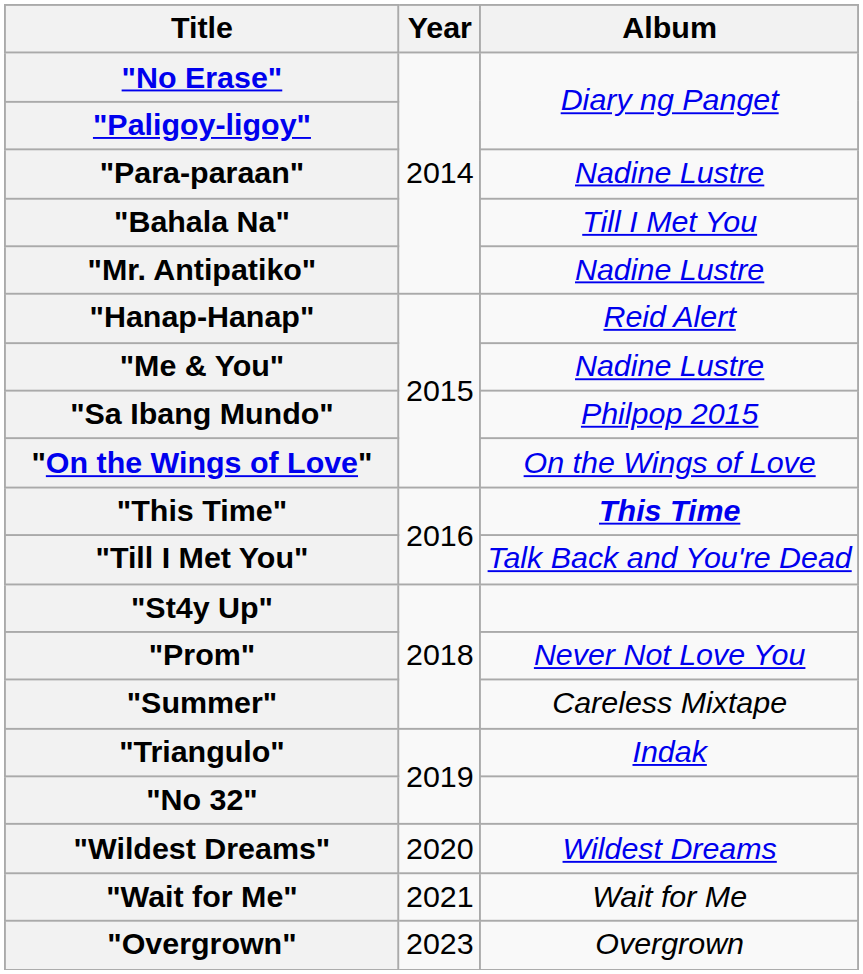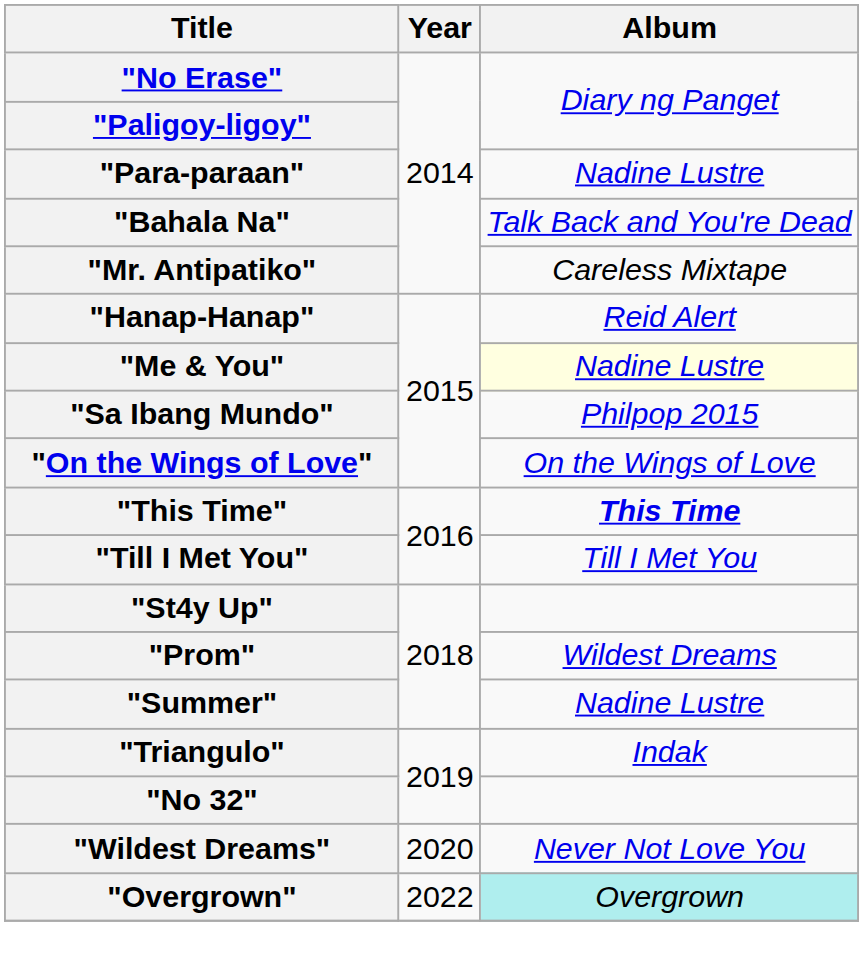(670, 221) Till I Met You -> (670, 221) Talk Back and You're Dead
(670, 269) Nadine Lustre -> (670, 269) Careless Mixtape
(670, 366) no background -> (670, 366) lightyellow background
(670, 558) Talk Back and You're Dead -> (670, 558) Till I Met You
(670, 655) Never Not Love You -> (670, 655) Wildest Dreams
(670, 703) Careless Mixtape -> (670, 703) Nadine Lustre
(670, 848) Wildest Dreams -> (670, 848) Never Not Love You
- row: (202, 896)
(440, 944) 2023 -> (440, 896) 2022
(670, 944) no background -> (670, 896) paleturquoise background
